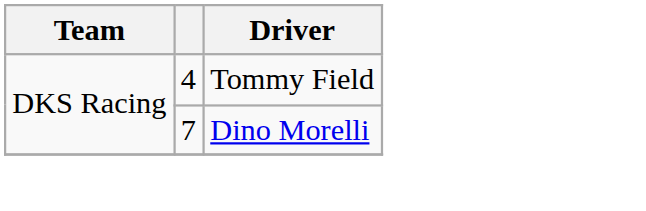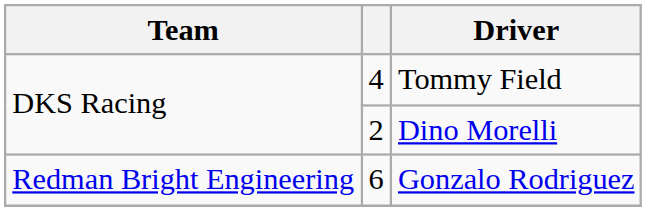(188, 129) 7 -> (376, 129) 2
+ row: (516, 179)
